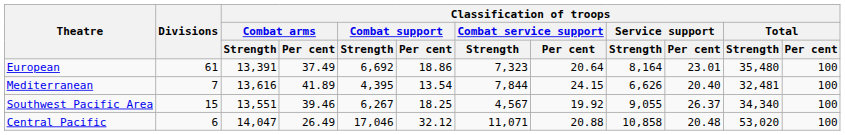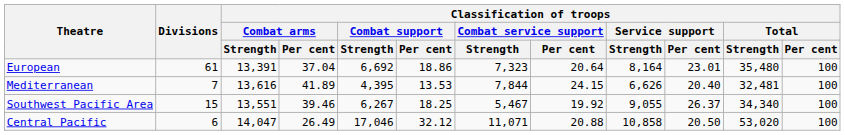(319, 67) 37.49 -> (319, 67) 37.04
(436, 85) 13.54 -> (436, 85) 13.53
(511, 103) 4,567 -> (511, 103) 5,467
(704, 121) 20.48 -> (704, 121) 20.50
